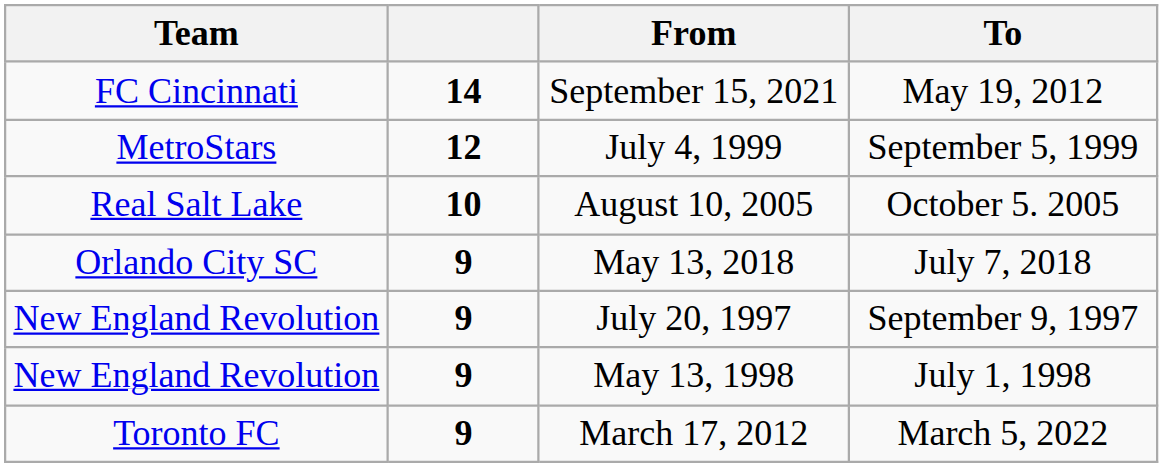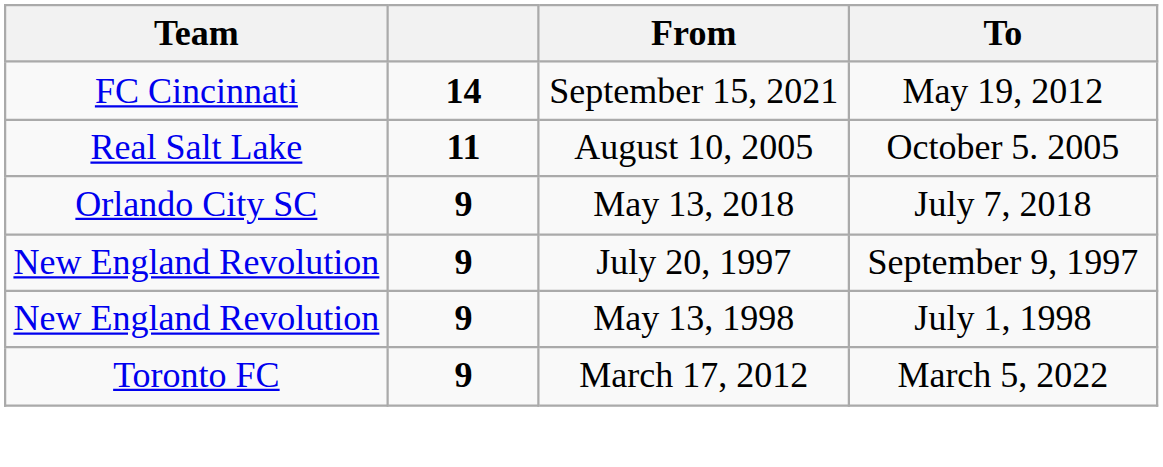- row: (694, 147)
(463, 204) 10 -> (463, 147) 11
